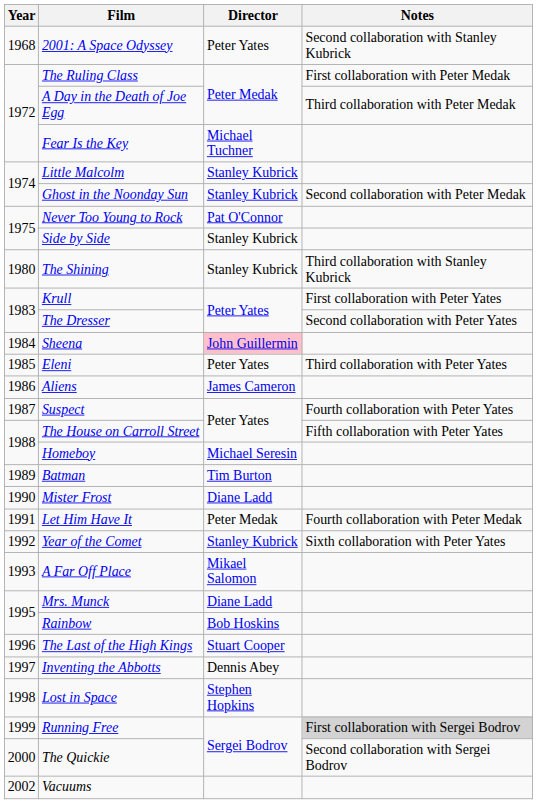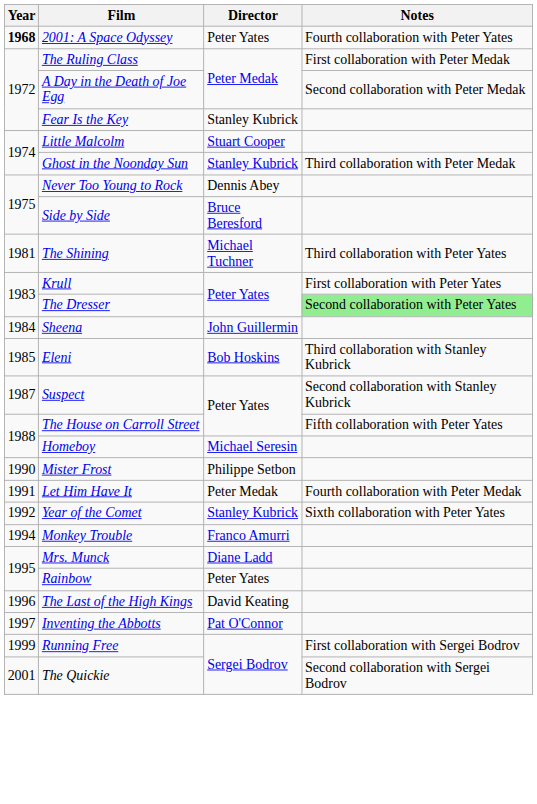(22, 45) normal -> (22, 37) bold
(401, 45) Second collaboration with Stanley Kubrick -> (409, 37) Fourth collaboration with Peter Yates
(411, 105) Third collaboration with Peter Medak -> (415, 89) Second collaboration with Peter Medak
(230, 142) Michael Tuchner -> (253, 119) Stanley Kubrick
(252, 172) Stanley Kubrick -> (246, 141) Stuart Cooper
(416, 194) Second collaboration with Peter Medak -> (410, 163) Third collaboration with Peter Medak
(245, 217) Pat O'Connor -> (243, 185) Dennis Abey
(252, 239) Stanley Kubrick -> (235, 215) Bruce Beresford
(22, 269) 1980 -> (22, 253) 1981
(252, 269) Stanley Kubrick -> (230, 253) Michael Tuchner
(396, 269) Third collaboration with Stanley Kubrick -> (406, 253) Third collaboration with Peter Yates
(411, 321) no background -> (411, 305) lightgreen background
(252, 343) pink background -> (253, 327) no background
(238, 365) Peter Yates -> (243, 357) Bob Hoskins
(406, 365) Third collaboration with Peter Yates -> (396, 357) Third collaboration with Stanley Kubrick
- row: (59, 387)
(409, 409) Fourth collaboration with Peter Yates -> (401, 395) Second collaboration with Stanley Kubrick
- row: (64, 475)
(240, 497) Diane Ladd -> (251, 469) Philippe Setbon
- row: (86, 571)
+ row: (87, 535)
(243, 623) Bob Hoskins -> (238, 579) Peter Yates
(246, 645) Stuart Cooper -> (248, 601) David Keating
(243, 667) Dennis Abey -> (245, 623) Pat O'Connor
- row: (79, 697)
(413, 727) lightgrey background -> (412, 645) no background
(22, 757) 2000 -> (22, 675) 2001
- row: (67, 787)
